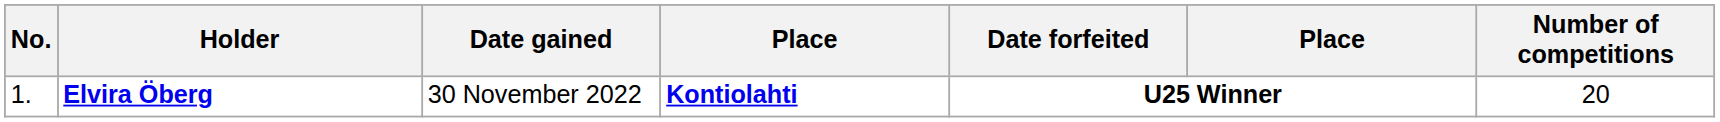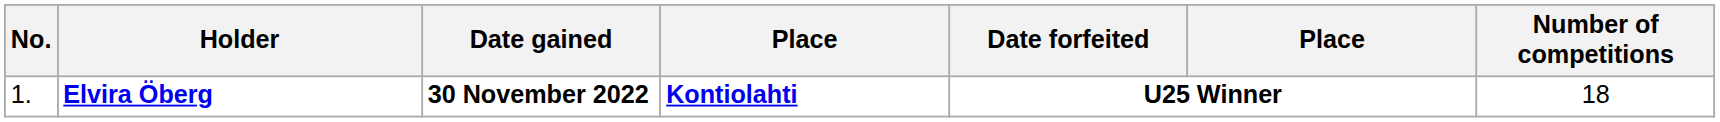(535, 95) normal -> (538, 95) bold
(1596, 95) 20 -> (1596, 95) 18
